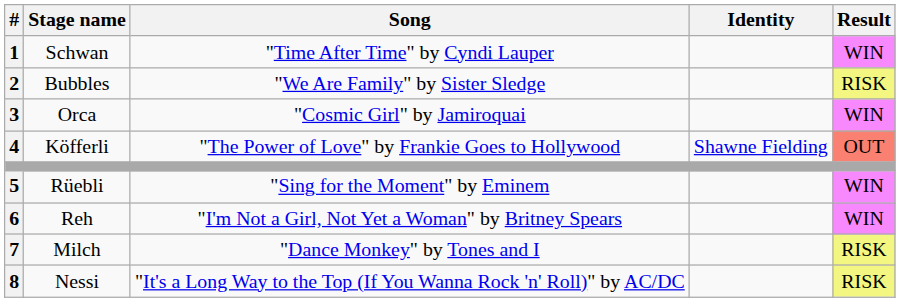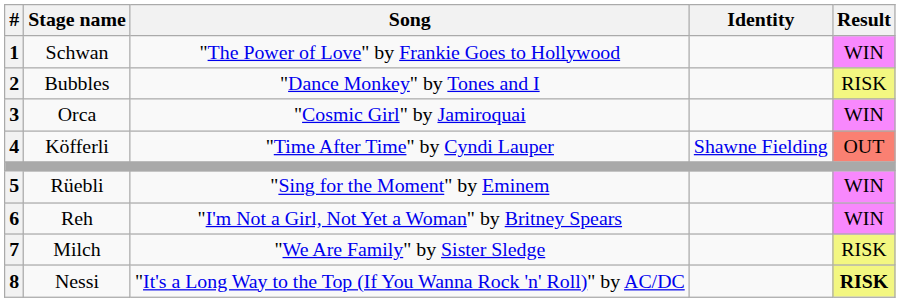(410, 51) "Time After Time" by Cyndi Lauper -> (410, 51) "The Power of Love" by Frankie Goes to Hollywood
(410, 83) "We Are Family" by Sister Sledge -> (410, 83) "Dance Monkey" by Tones and I
(410, 146) "The Power of Love" by Frankie Goes to Hollywood -> (410, 146) "Time After Time" by Cyndi Lauper
(410, 249) "Dance Monkey" by Tones and I -> (410, 249) "We Are Family" by Sister Sledge
(864, 281) normal -> (864, 281) bold
